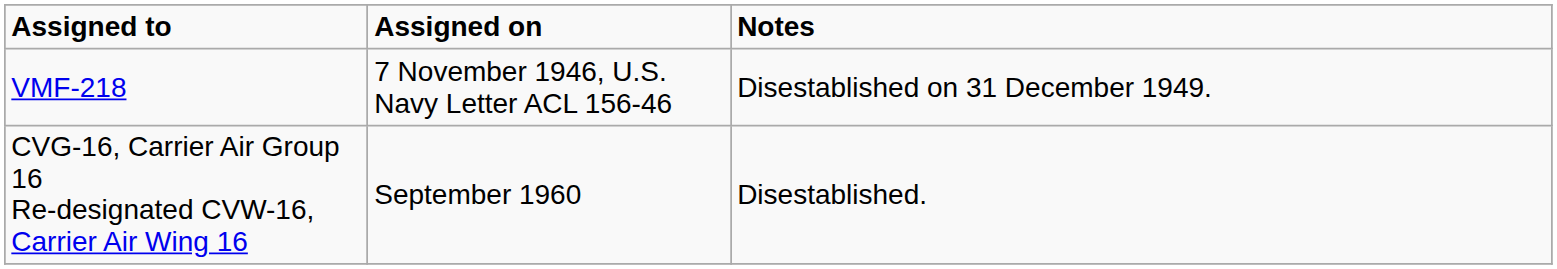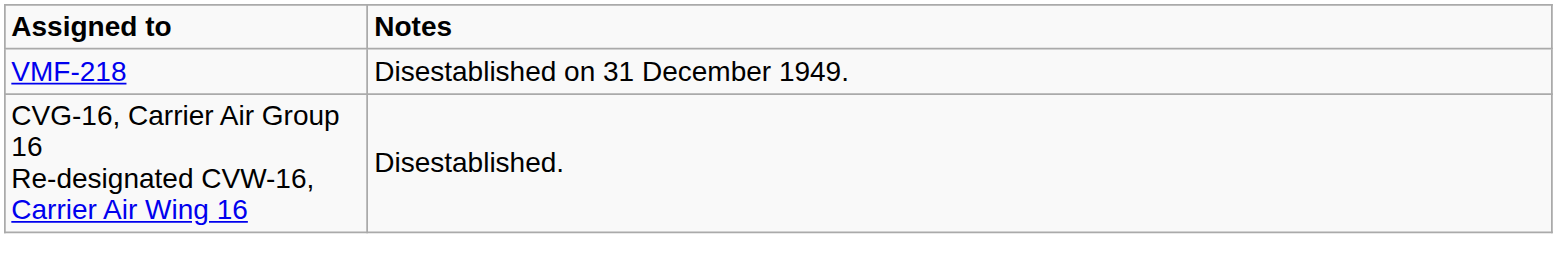- column: (458, 26)
